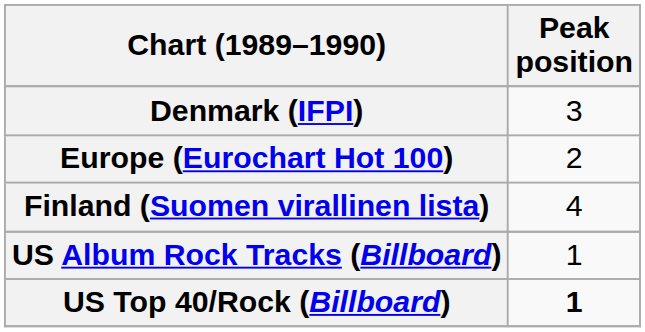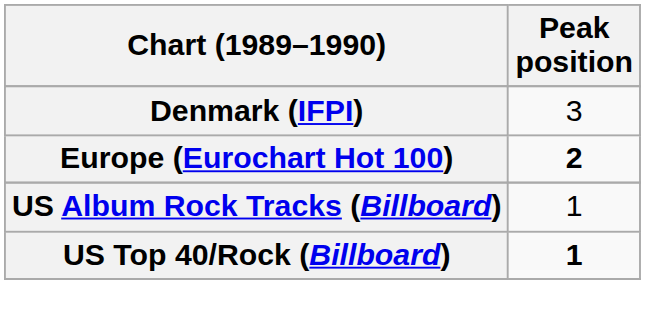(574, 158) normal -> (574, 158) bold
- row: (257, 206)
